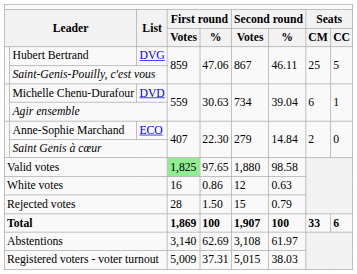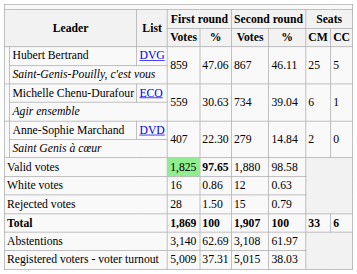(152, 93) DVD -> (151, 93) ECO
(151, 130) ECO -> (152, 130) DVD
(215, 167) normal -> (215, 167) bold
